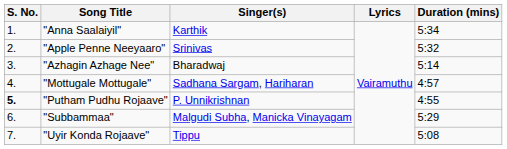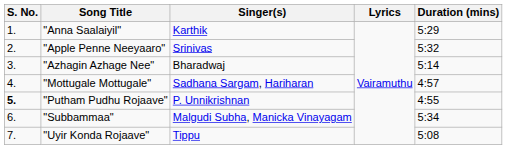(428, 30) 5:34 -> (428, 30) 5:29
(428, 118) 5:29 -> (428, 118) 5:34
